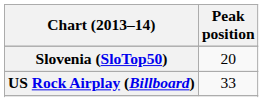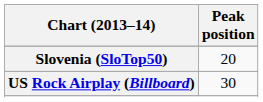(228, 83) 33 -> (228, 83) 30
